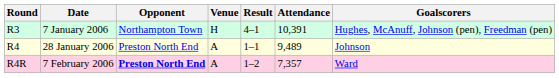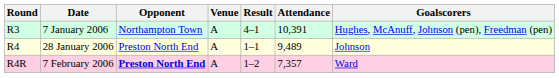(214, 30) H -> (214, 30) A
